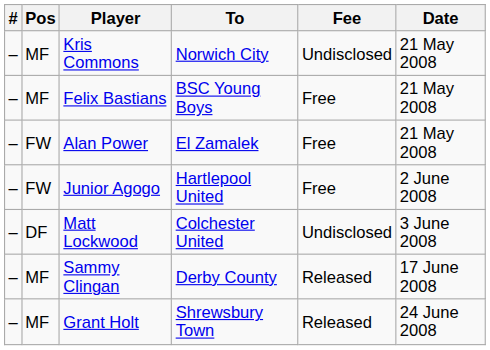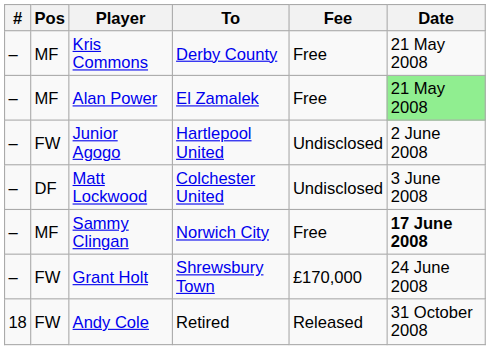(222, 53) Norwich City -> (227, 53) Derby County
(347, 53) Undisclosed -> (310, 53) Free
- row: (115, 98)
(38, 143) FW -> (46, 98) MF
(427, 143) no background -> (418, 98) lightgreen background
(319, 188) Free -> (338, 143) Undisclosed
(226, 277) Derby County -> (223, 232) Norwich City
(337, 277) Released -> (310, 232) Free
(429, 277) normal -> (422, 232) bold
(37, 322) MF -> (47, 277) FW
(337, 322) Released -> (327, 277) £170,000
+ row: (111, 322)
